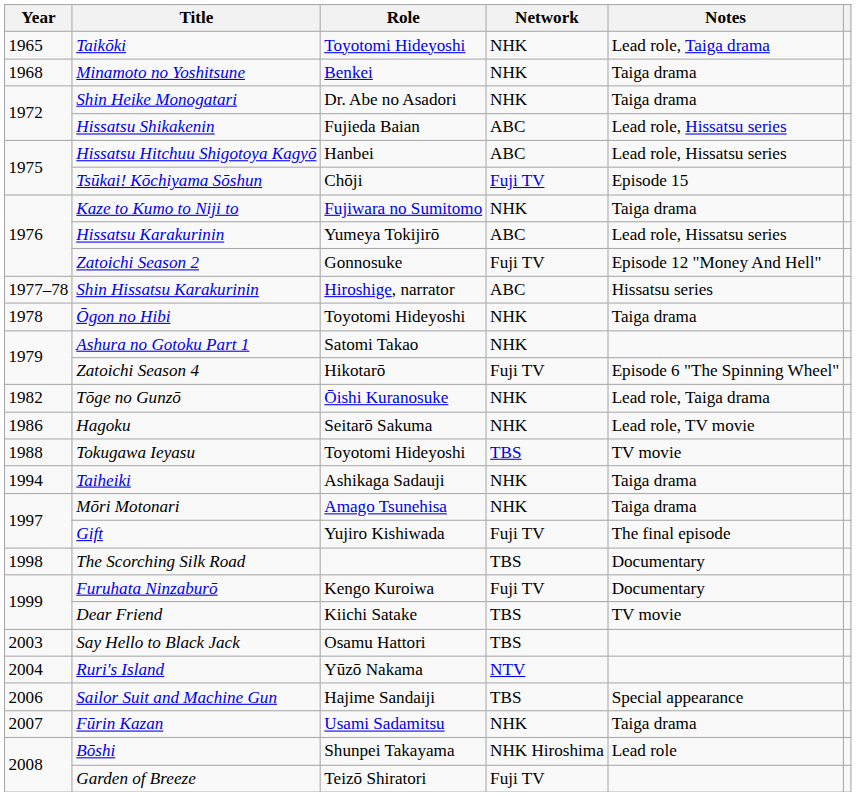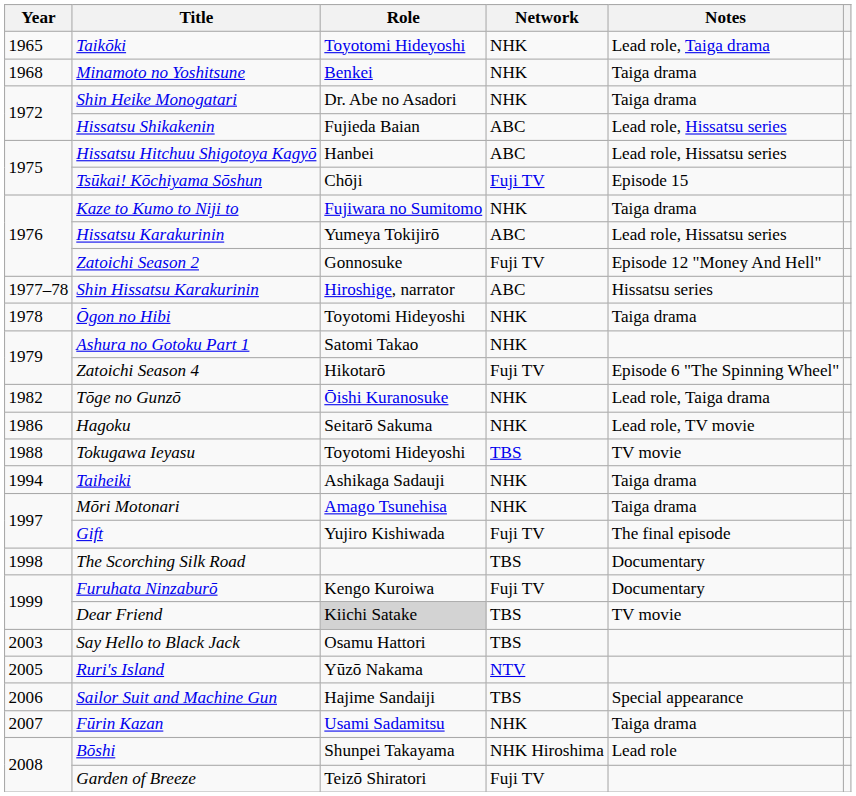(371, 615) no background -> (371, 615) lightgrey background
(26, 669) 2004 -> (26, 669) 2005
